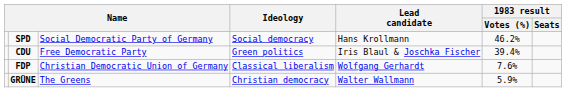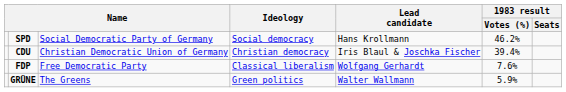(93, 53) Free Democratic Party -> (134, 53) Christian Democratic Union of Germany
(268, 53) Green politics -> (280, 53) Christian democracy
(134, 66) Christian Democratic Union of Germany -> (93, 66) Free Democratic Party
(280, 80) Christian democracy -> (268, 80) Green politics
